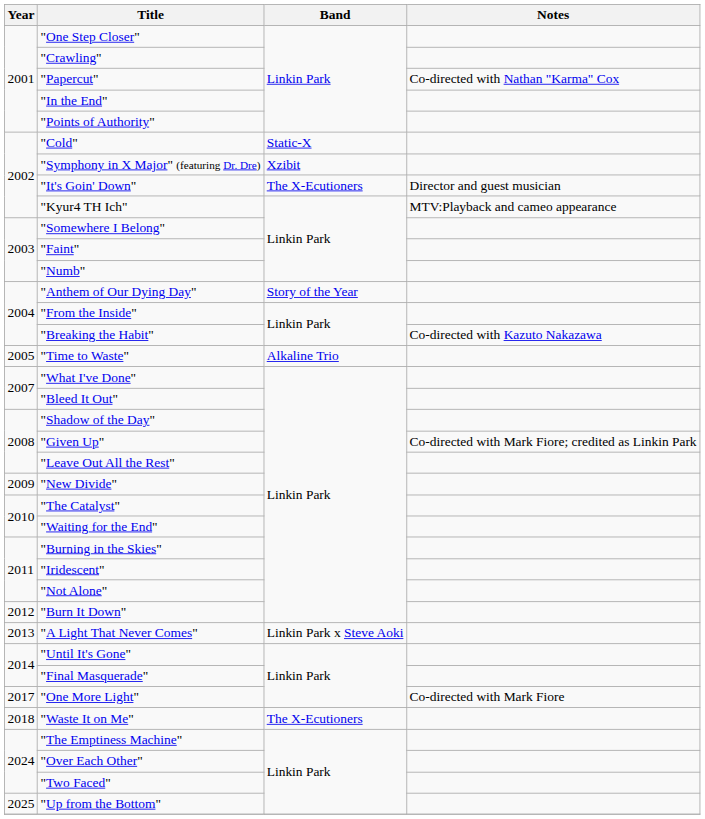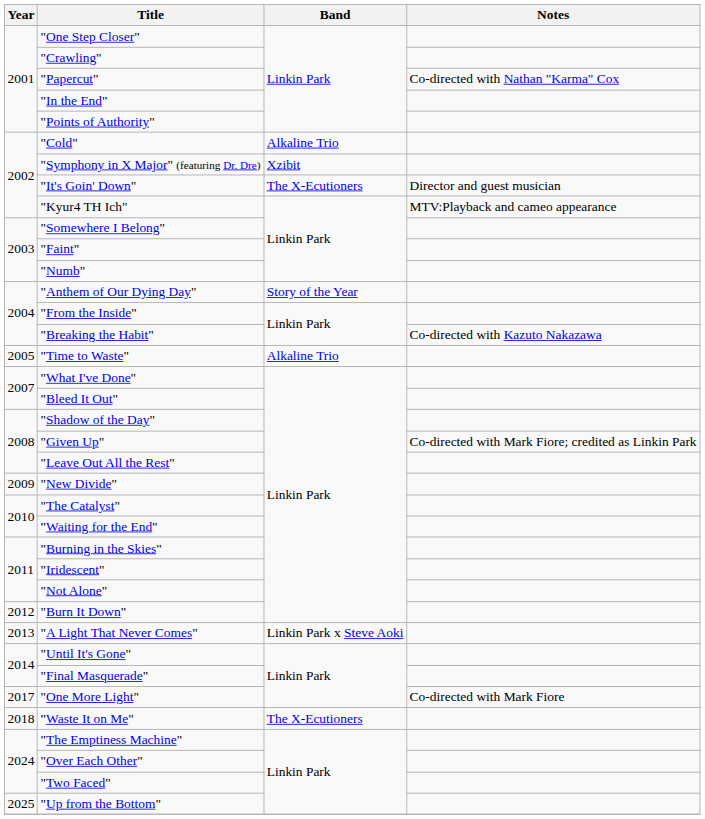(289, 143) Static-X -> (303, 143) Alkaline Trio
